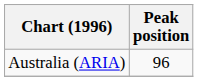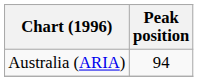(161, 62) 96 -> (161, 62) 94
